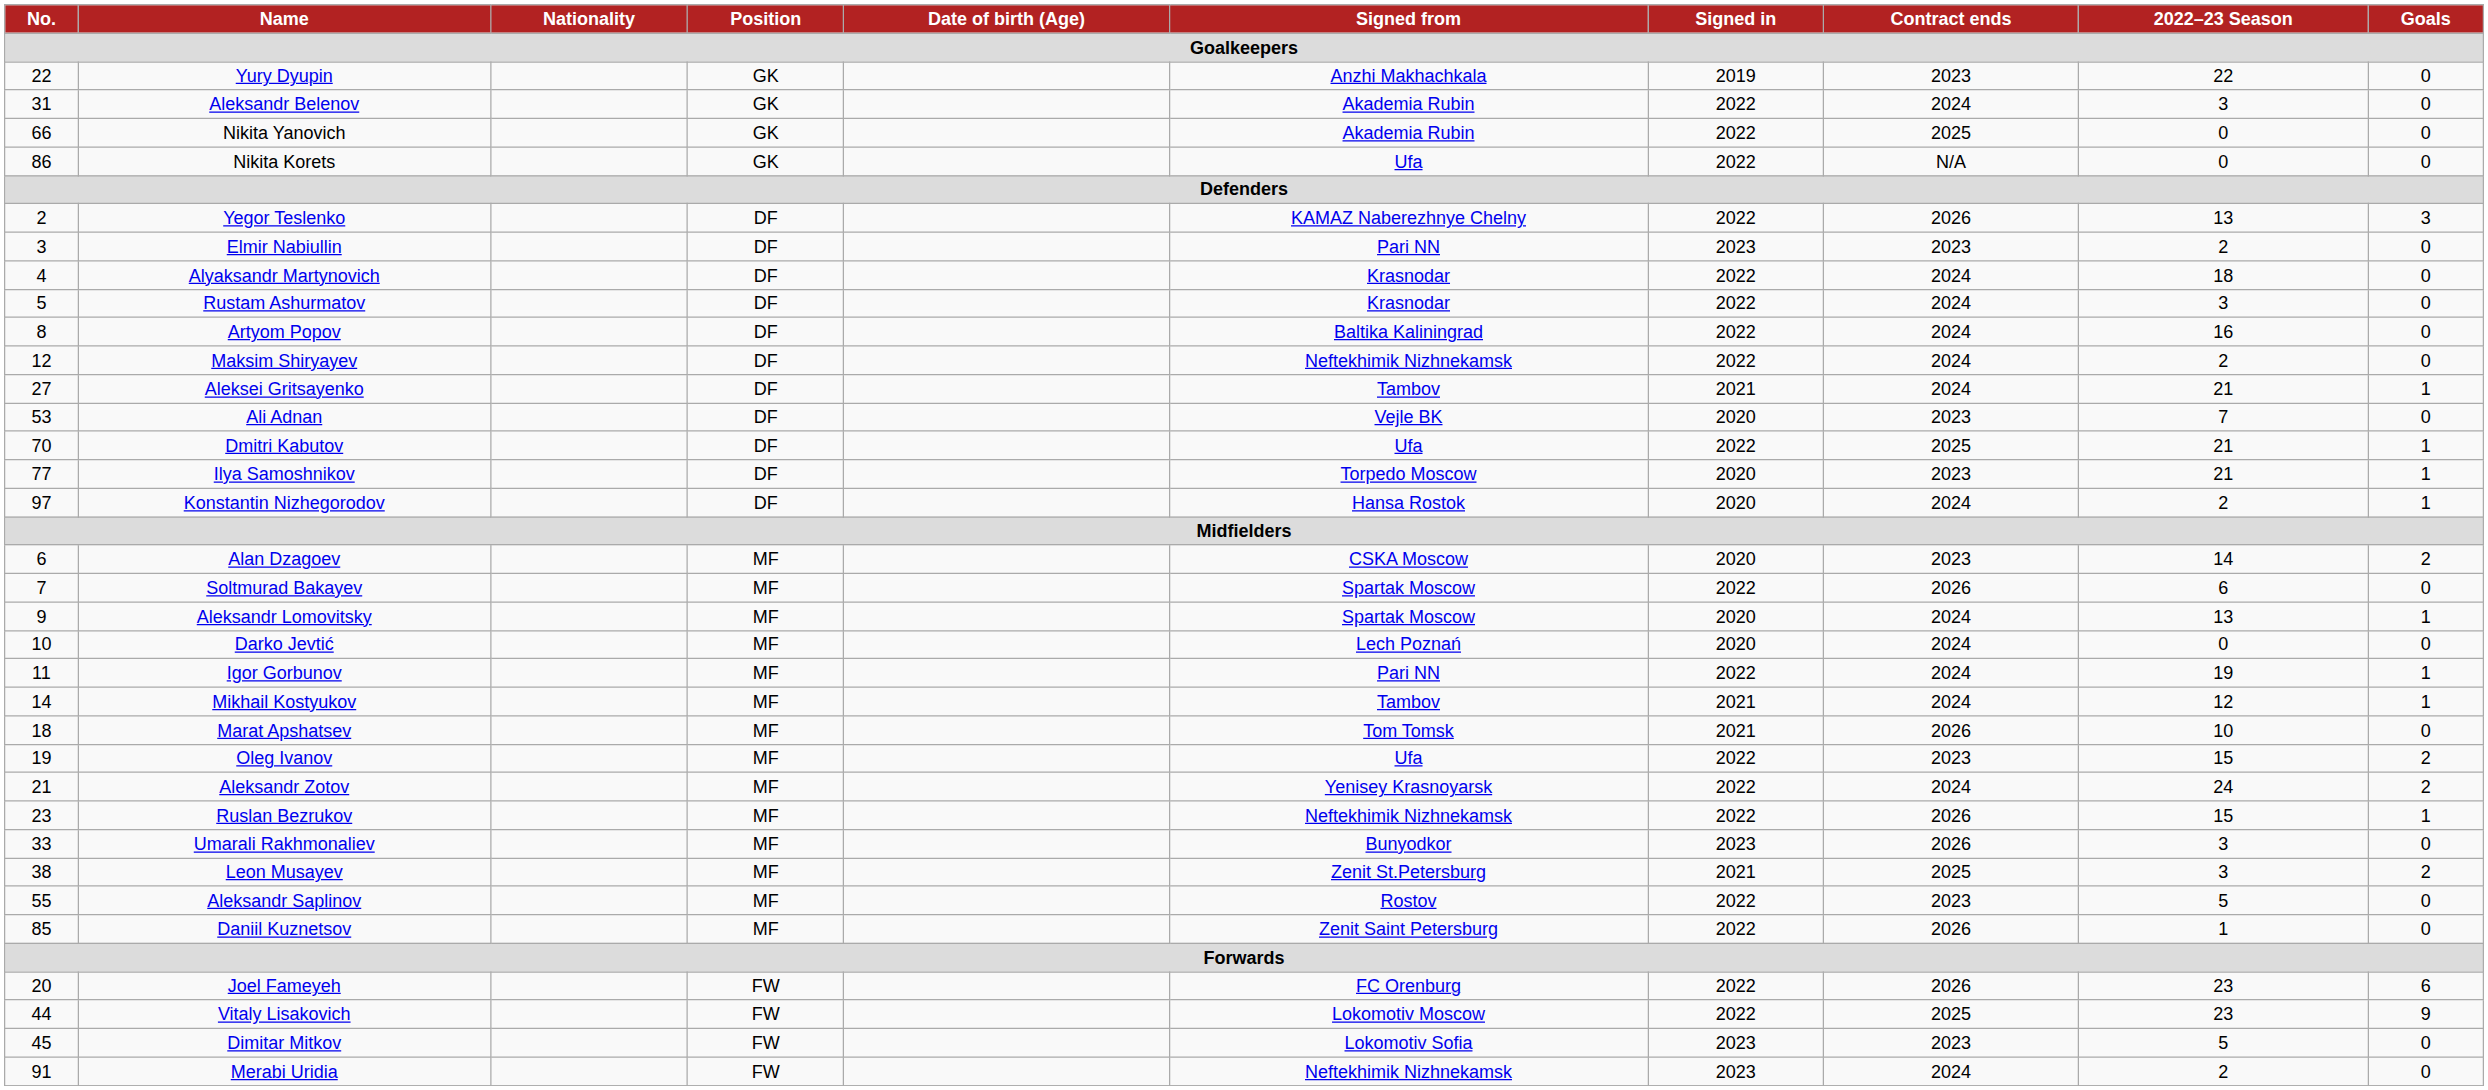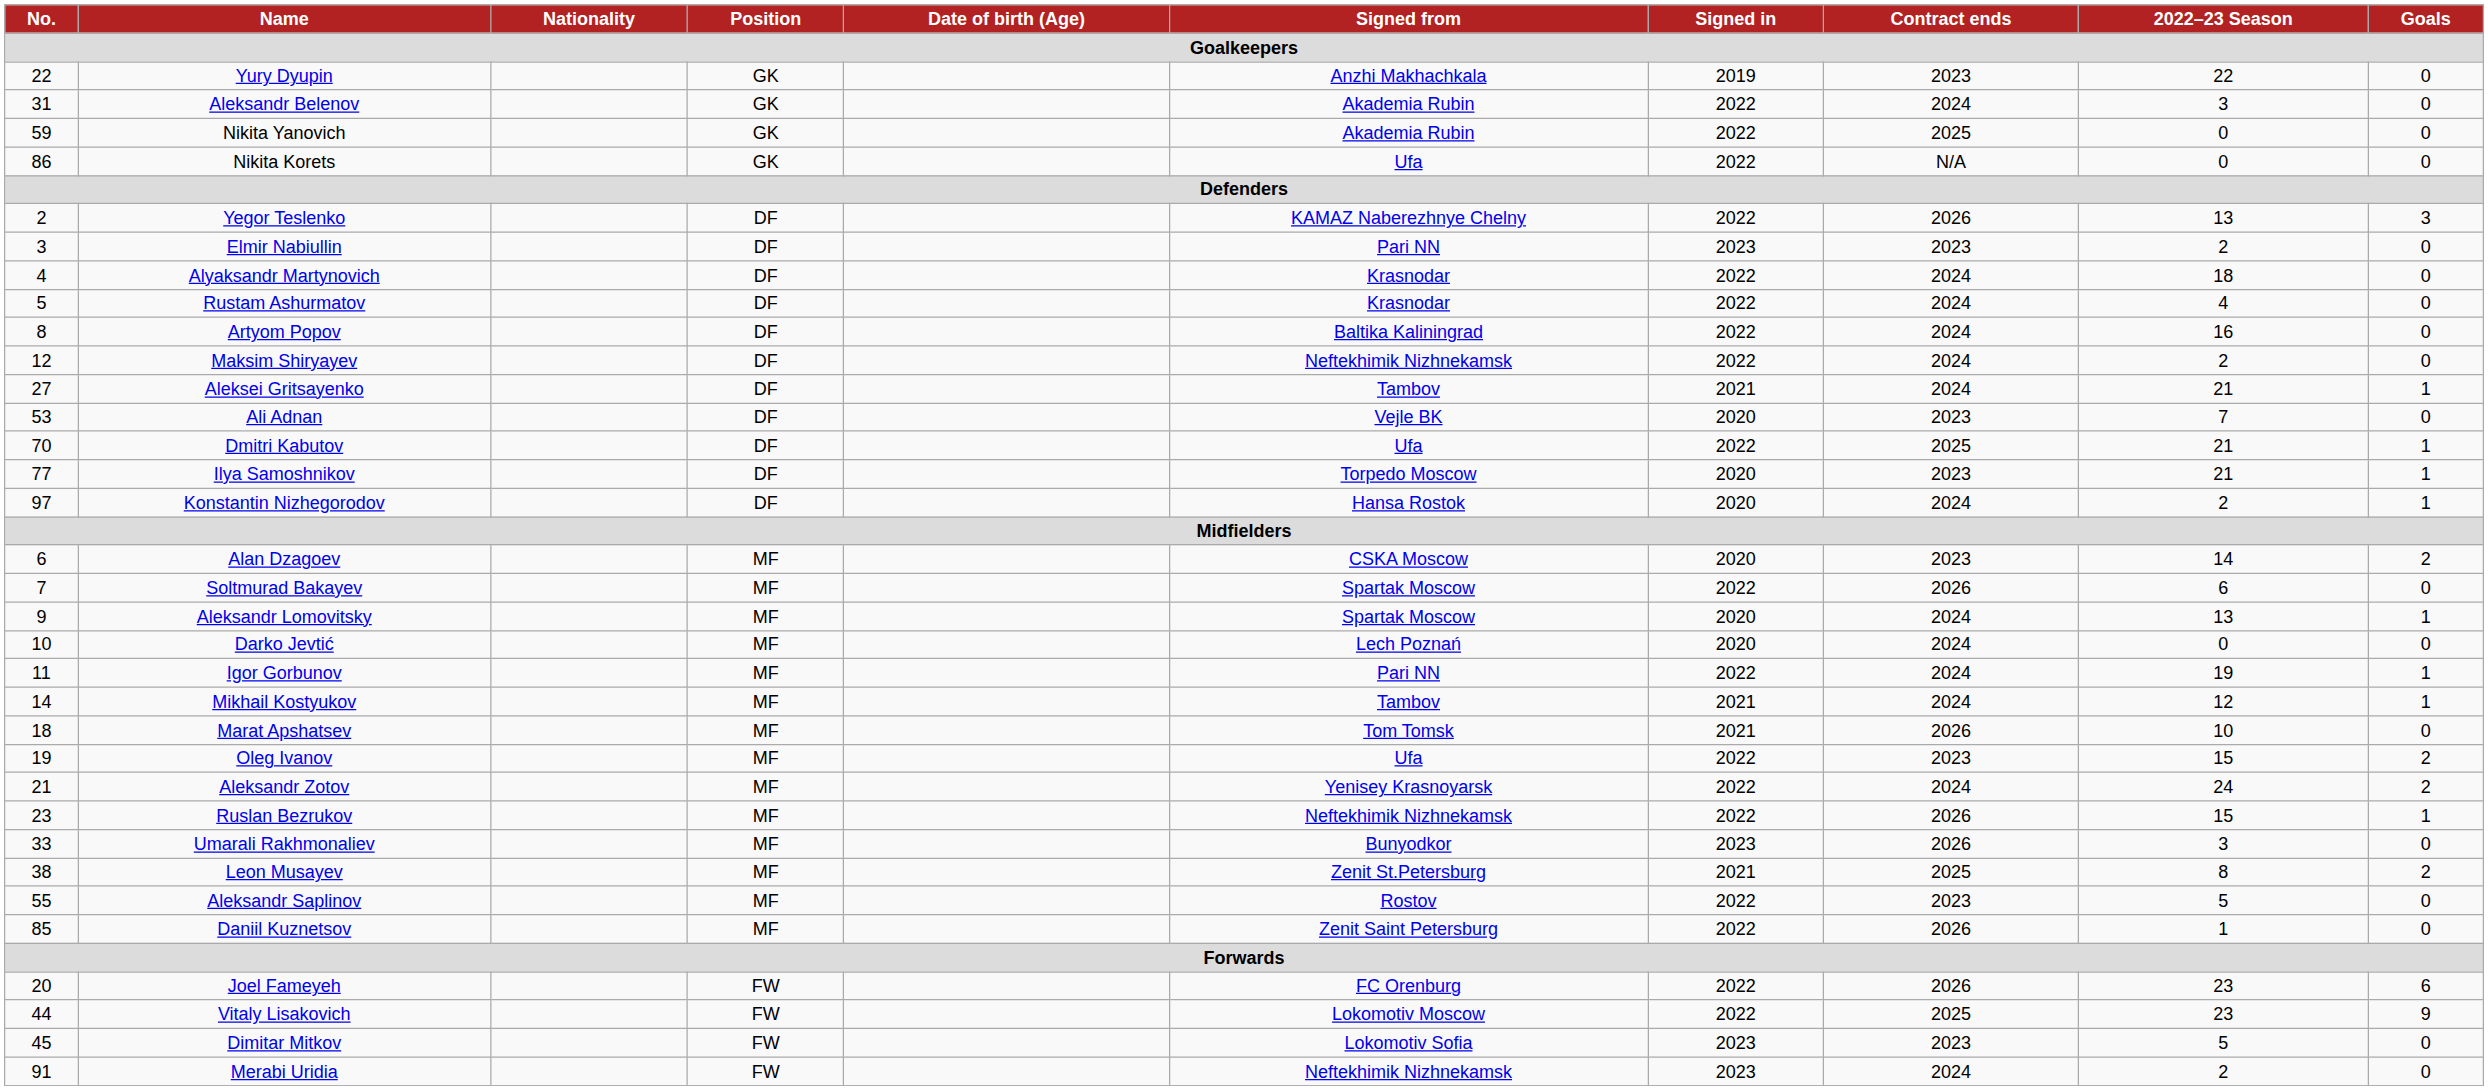(41, 133) 66 -> (41, 133) 59
(2223, 304) 3 -> (2223, 304) 4
(2223, 872) 3 -> (2223, 872) 8
